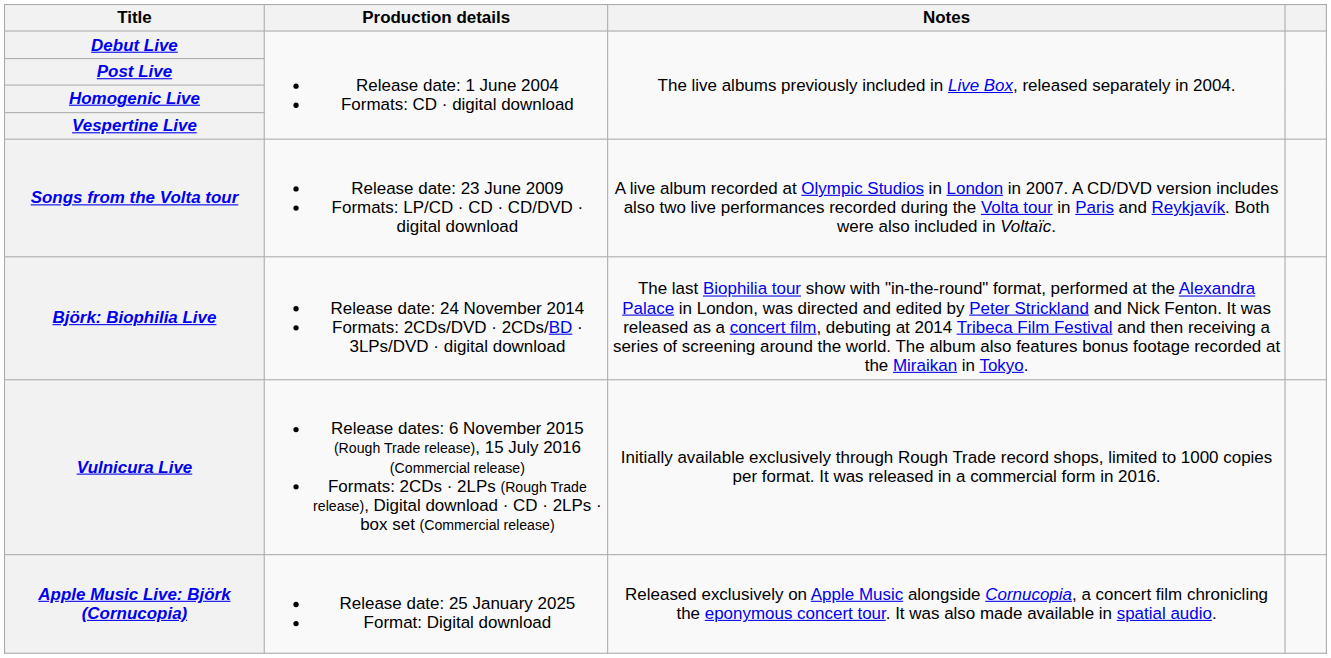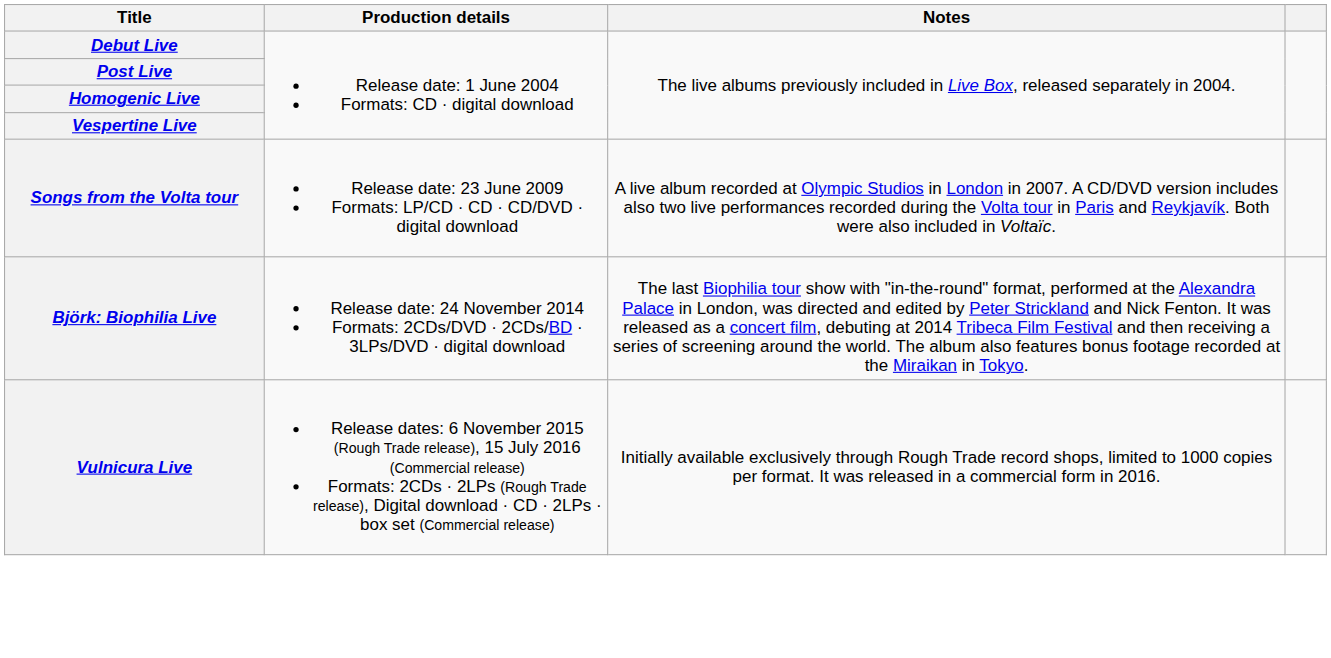- row: (134, 604)
